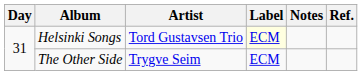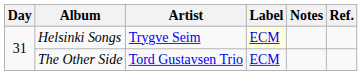(186, 37) Tord Gustavsen Trio -> (165, 37) Trygve Seim
(165, 59) Trygve Seim -> (186, 59) Tord Gustavsen Trio
